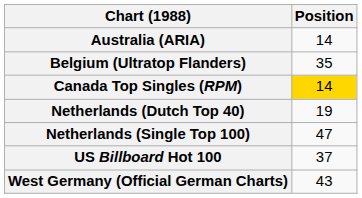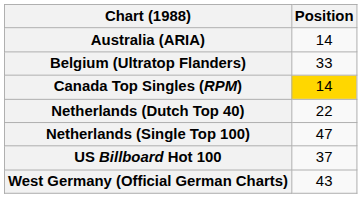(324, 63) 35 -> (324, 63) 33
(324, 110) 19 -> (324, 110) 22
